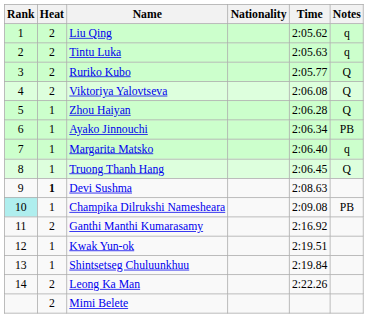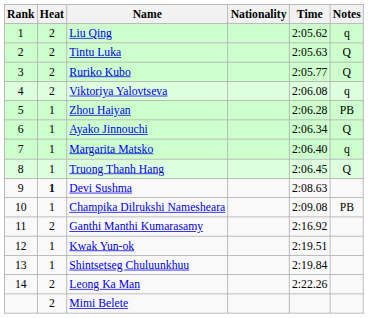(347, 52) q -> (347, 52) Q
(347, 91) Q -> (347, 91) q
(347, 110) Q -> (347, 110) PB
(347, 130) PB -> (347, 130) Q
(21, 207) paleturquoise background -> (21, 207) no background
